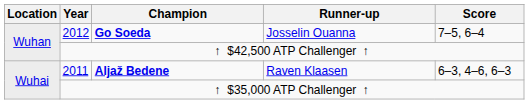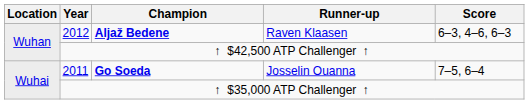(123, 33) Go Soeda -> (132, 33) Aljaž Bedene
(311, 33) Josselin Ouanna -> (307, 33) Raven Klaasen
(461, 33) 7–5, 6–4 -> (475, 33) 6–3, 4–6, 6–3
(132, 71) Aljaž Bedene -> (123, 71) Go Soeda
(307, 71) Raven Klaasen -> (311, 71) Josselin Ouanna
(475, 71) 6–3, 4–6, 6–3 -> (461, 71) 7–5, 6–4
